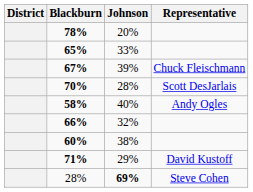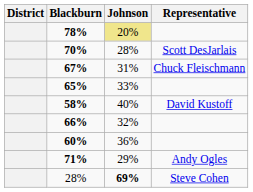(128, 31) no background -> (128, 31) khaki background
rows swapped: (76, 50) <-> (76, 86)
(128, 68) 39% -> (128, 68) 31%
(199, 104) Andy Ogles -> (199, 104) David Kustoff
(128, 141) 38% -> (128, 141) 36%
(199, 159) David Kustoff -> (199, 159) Andy Ogles
